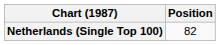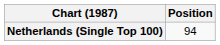(190, 31) 82 -> (190, 31) 94
